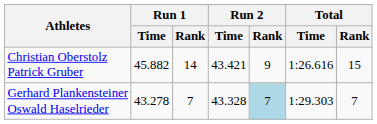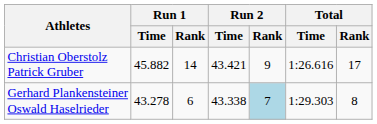(354, 65) 15 -> (354, 65) 17
(190, 101) 7 -> (190, 101) 6
(229, 101) 43.328 -> (229, 101) 43.338
(354, 101) 7 -> (354, 101) 8
